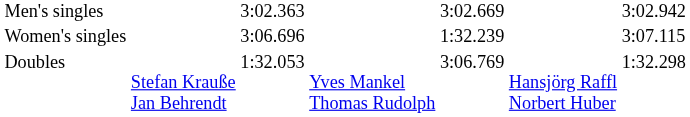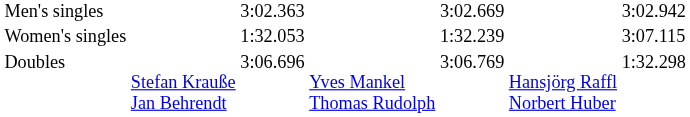(272, 36) 3:06.696 -> (272, 36) 1:32.053
(272, 61) 1:32.053 -> (272, 61) 3:06.696
